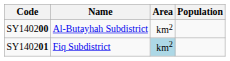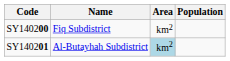(100, 29) Al-Butayhah Subdistrict -> (82, 29) Fiq Subdistrict
(82, 47) Fiq Subdistrict -> (100, 47) Al-Butayhah Subdistrict
